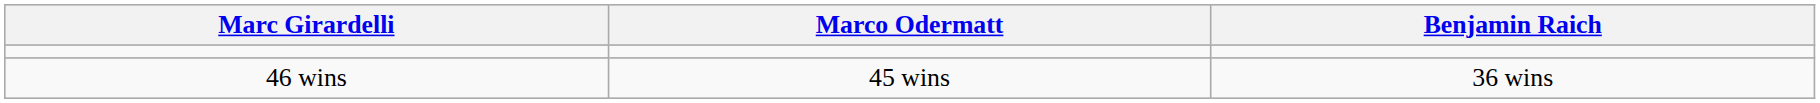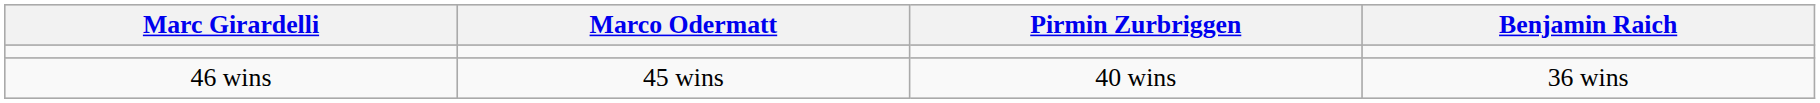+ column: (1136, 24)
